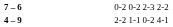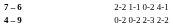(141, 7) 0-2 0-2 2-3 2-2 -> (141, 7) 2-2 1-1 0-2 4-1
(141, 19) 2-2 1-1 0-2 4-1 -> (141, 19) 0-2 0-2 2-3 2-2
